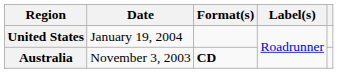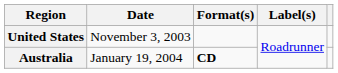(136, 36) January 19, 2004 -> (140, 36) November 3, 2003
(140, 57) November 3, 2003 -> (136, 57) January 19, 2004
